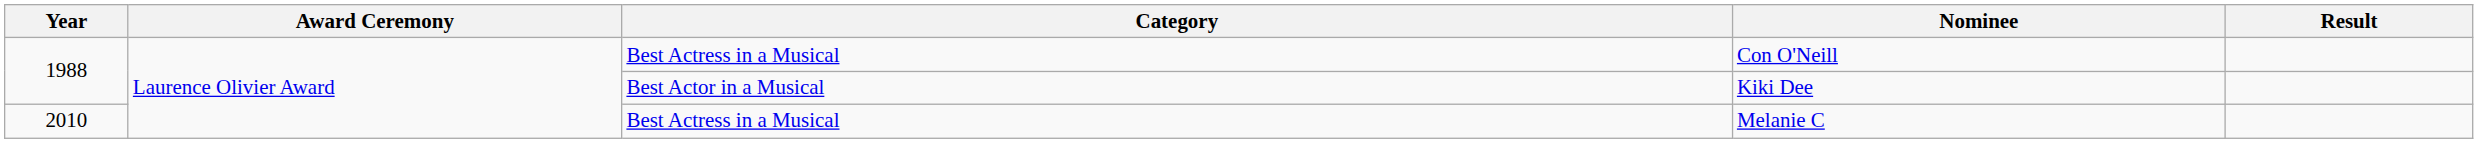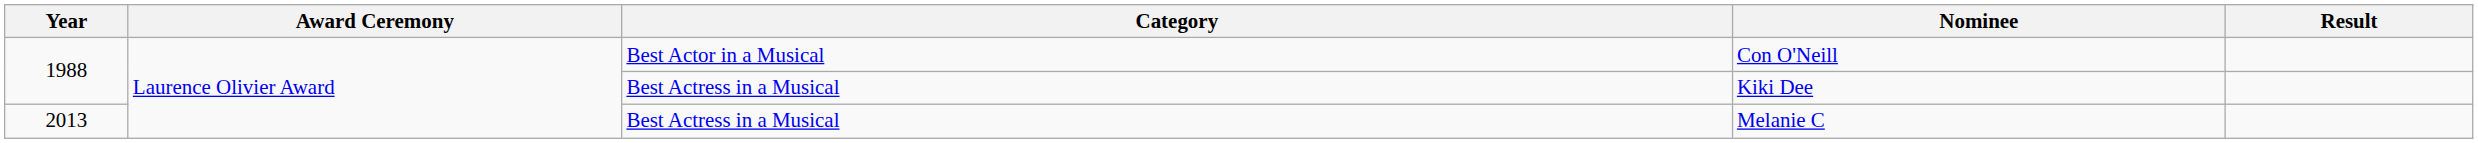(733, 54) Best Actress in a Musical -> (725, 54) Best Actor in a Musical
(725, 87) Best Actor in a Musical -> (733, 87) Best Actress in a Musical
(66, 120) 2010 -> (66, 120) 2013
